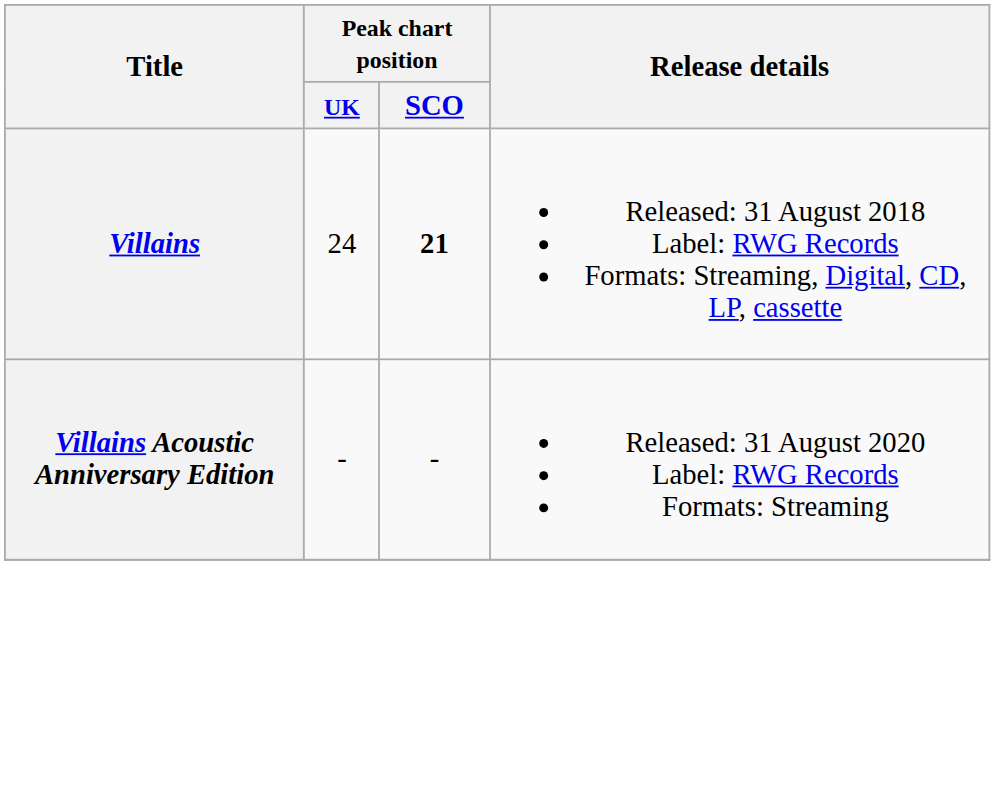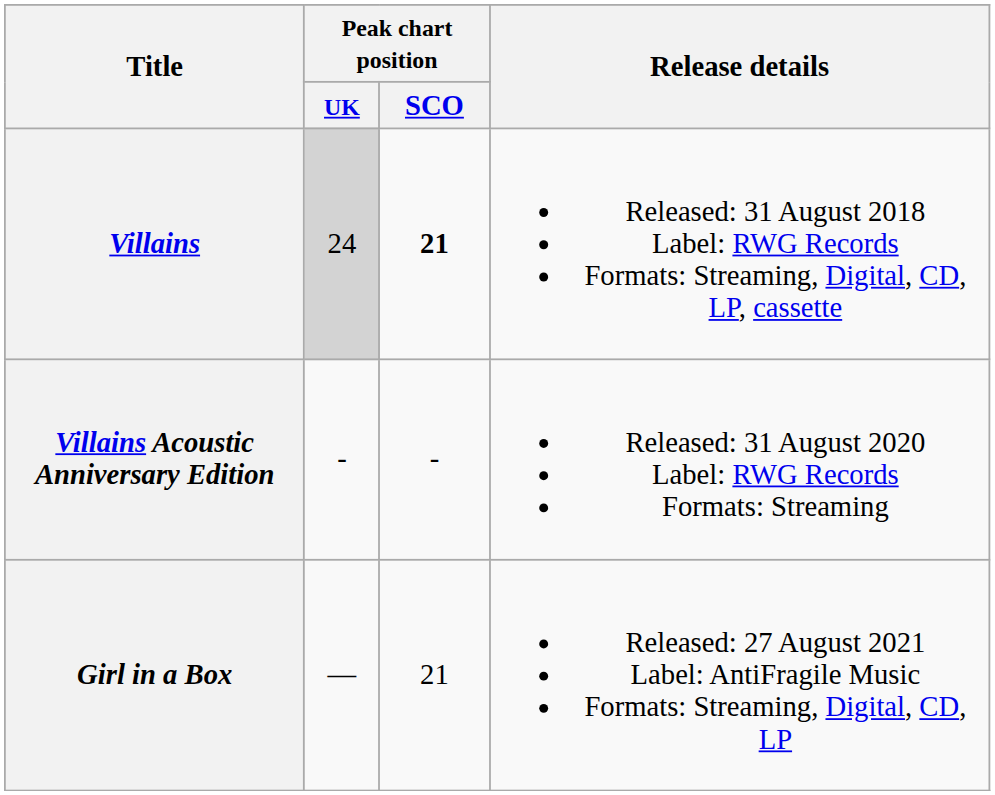(342, 243) no background -> (342, 243) lightgrey background
+ row: (155, 674)
